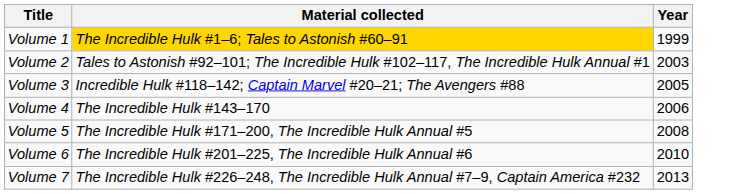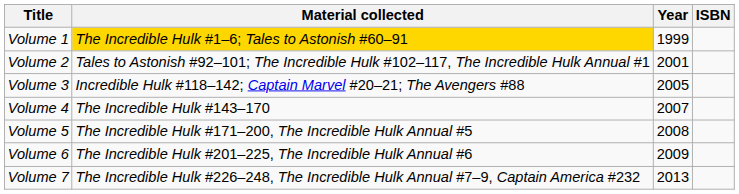+ column: (713, 16)
(673, 62) 2003 -> (673, 62) 2001
(673, 108) 2006 -> (673, 108) 2007
(673, 154) 2010 -> (673, 154) 2009
